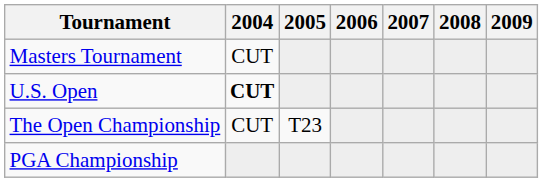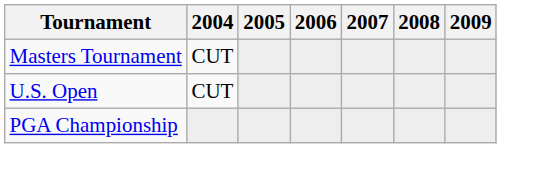(252, 91) bold -> (212, 91) normal
- row: (115, 125)
